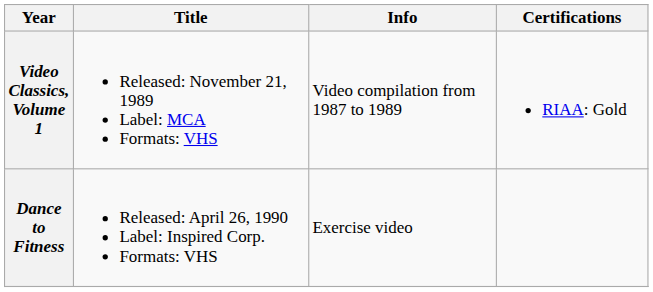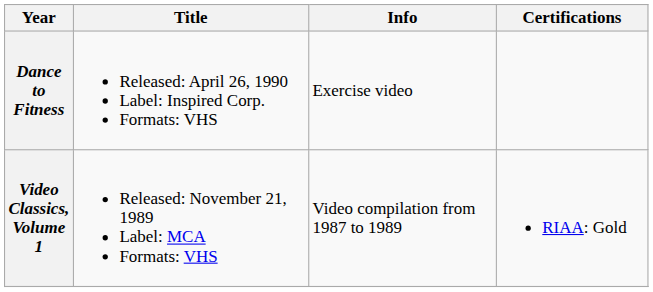rows swapped: (39, 99) <-> (39, 227)
